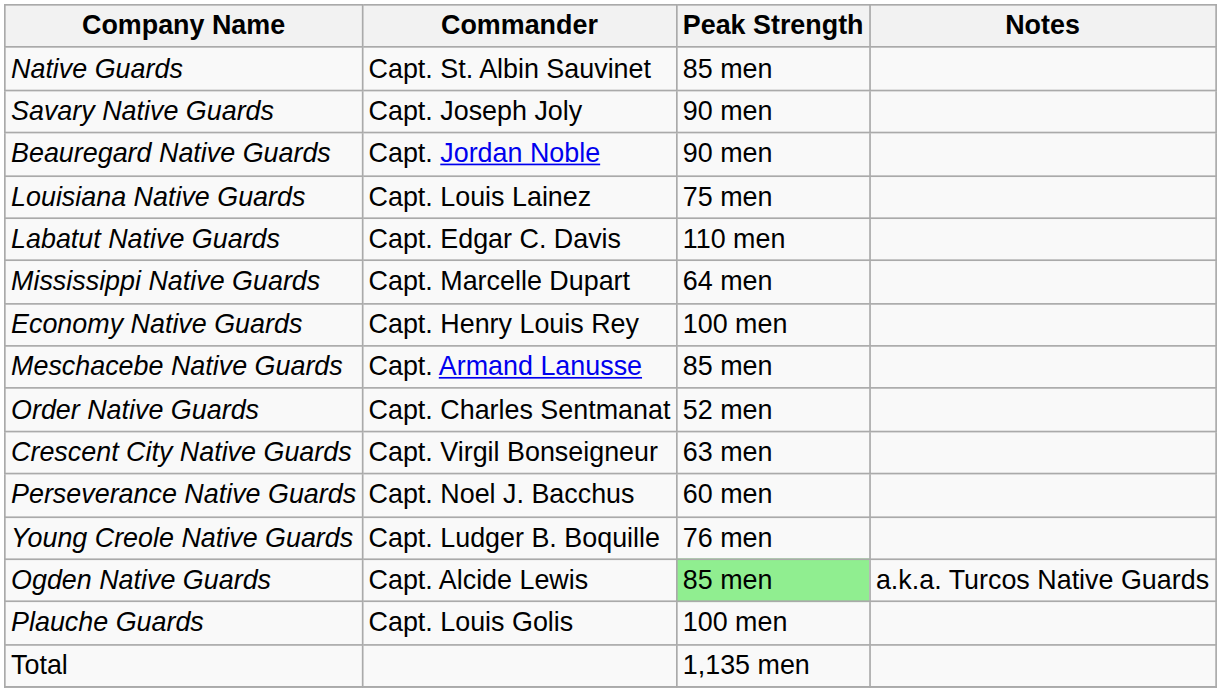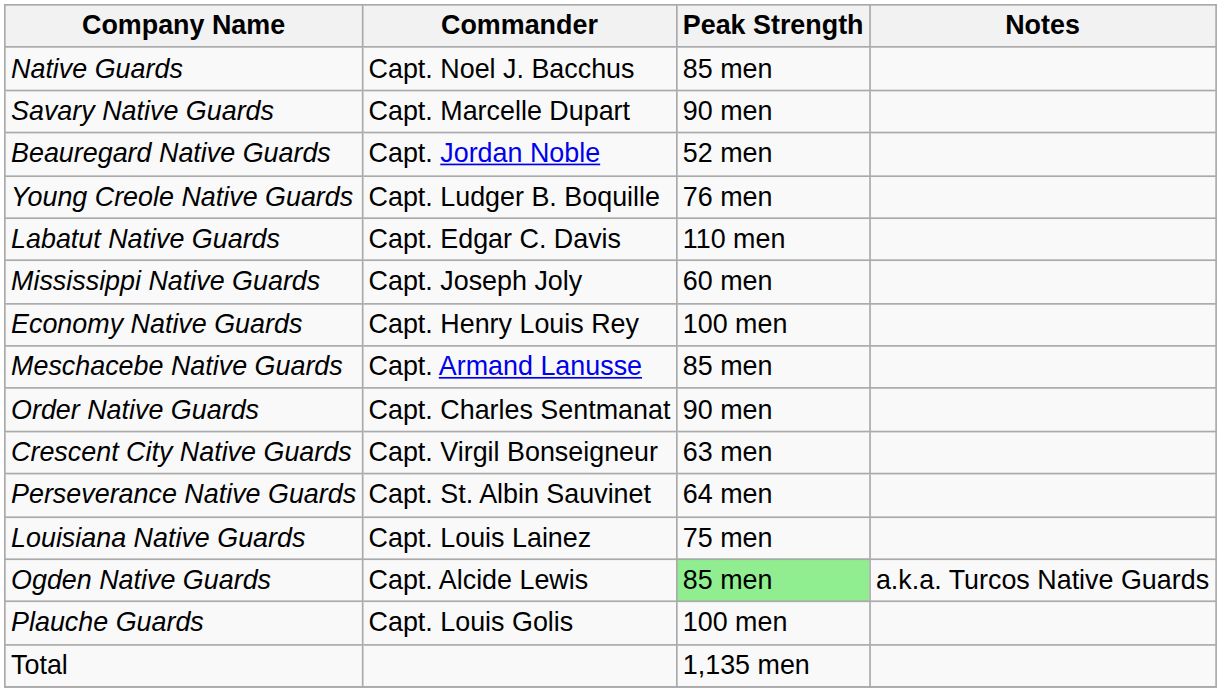(510, 68) Capt. St. Albin Sauvinet -> (502, 68) Capt. Noel J. Bacchus
(475, 111) Capt. Joseph Joly -> (499, 111) Capt. Marcelle Dupart
(728, 153) 90 men -> (728, 153) 52 men
rows swapped: (182, 537) <-> (158, 196)
(499, 281) Capt. Marcelle Dupart -> (475, 281) Capt. Joseph Joly
(728, 281) 64 men -> (728, 281) 60 men
(728, 409) 52 men -> (728, 409) 90 men
(502, 494) Capt. Noel J. Bacchus -> (510, 494) Capt. St. Albin Sauvinet
(728, 494) 60 men -> (728, 494) 64 men
